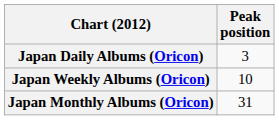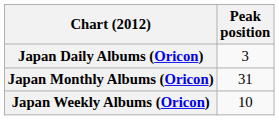rows swapped: (111, 79) <-> (111, 102)
